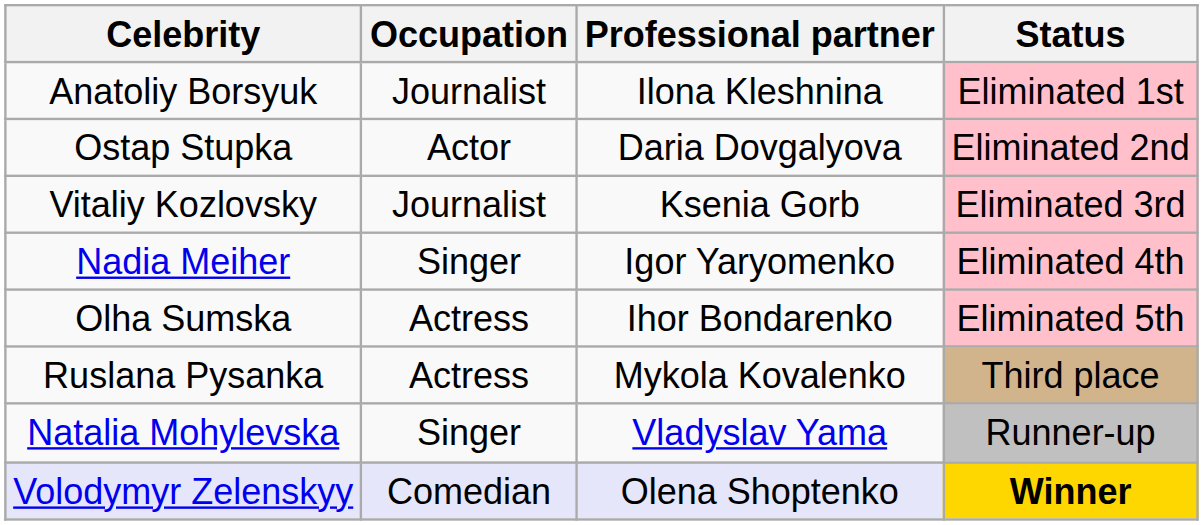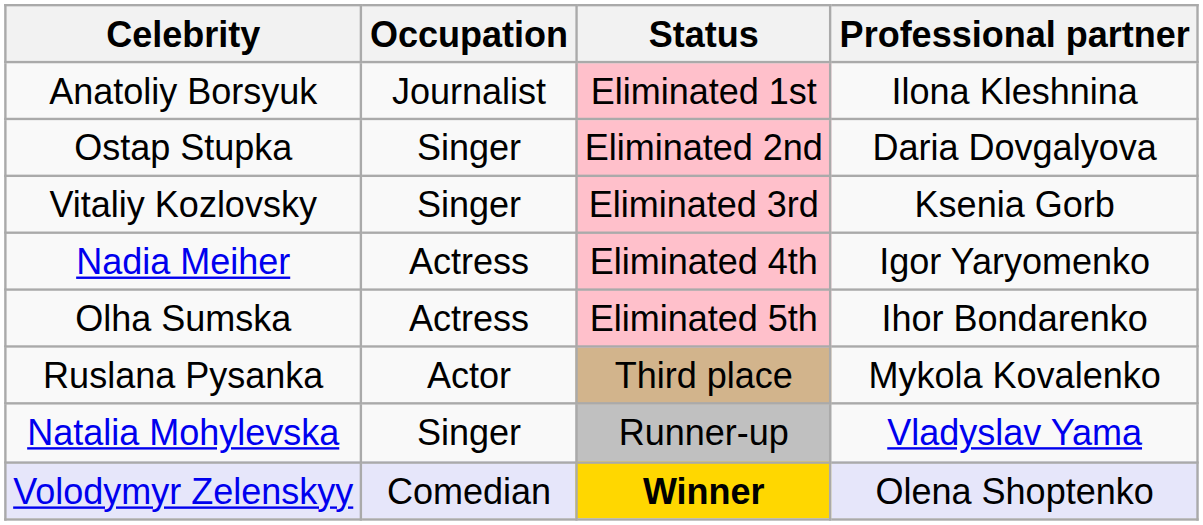columns swapped: (760, 34) <-> (1071, 34)
(469, 148) Actor -> (469, 148) Singer
(469, 205) Journalist -> (469, 205) Singer
(469, 262) Singer -> (469, 262) Actress
(469, 376) Actress -> (469, 376) Actor
